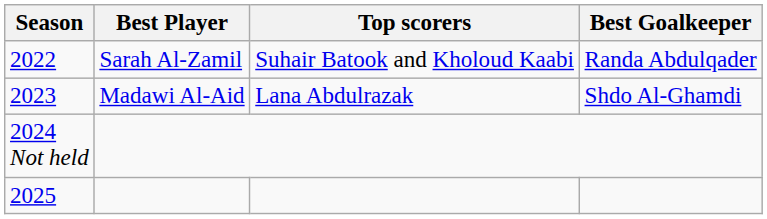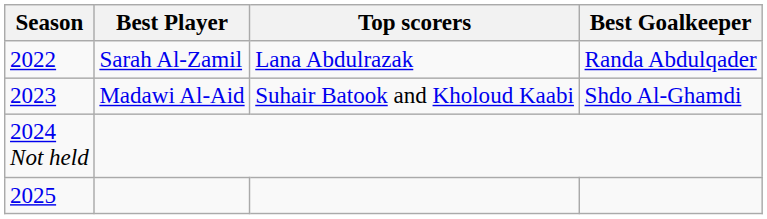(415, 59) Suhair Batook and Kholoud Kaabi -> (334, 59) Lana Abdulrazak
(334, 95) Lana Abdulrazak -> (415, 95) Suhair Batook and Kholoud Kaabi
